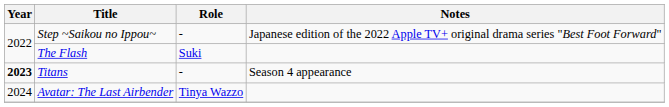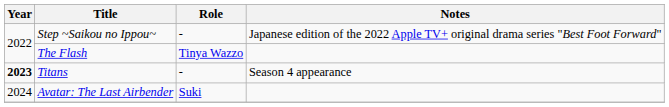(190, 53) Suki -> (211, 53) Tinya Wazzo
(211, 92) Tinya Wazzo -> (190, 92) Suki
